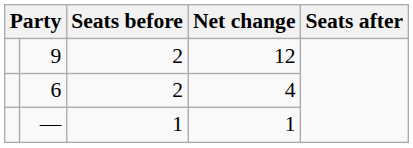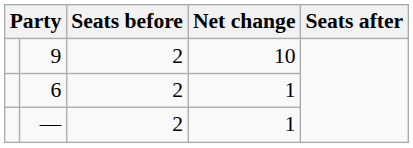(285, 55) 12 -> (285, 55) 10
(290, 90) 4 -> (290, 90) 1
(178, 124) 1 -> (178, 124) 2
